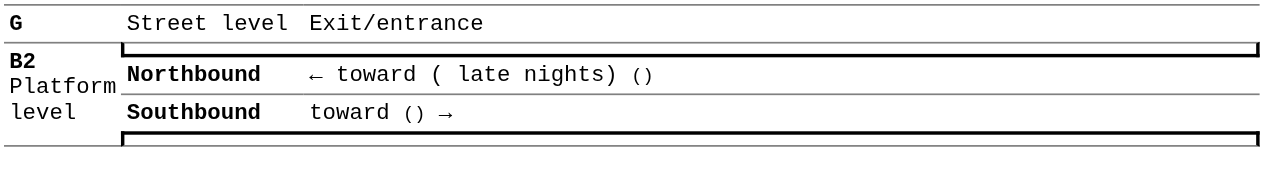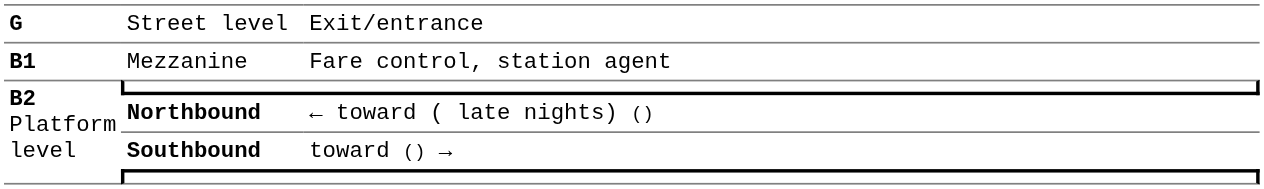+ row: (187, 62)
